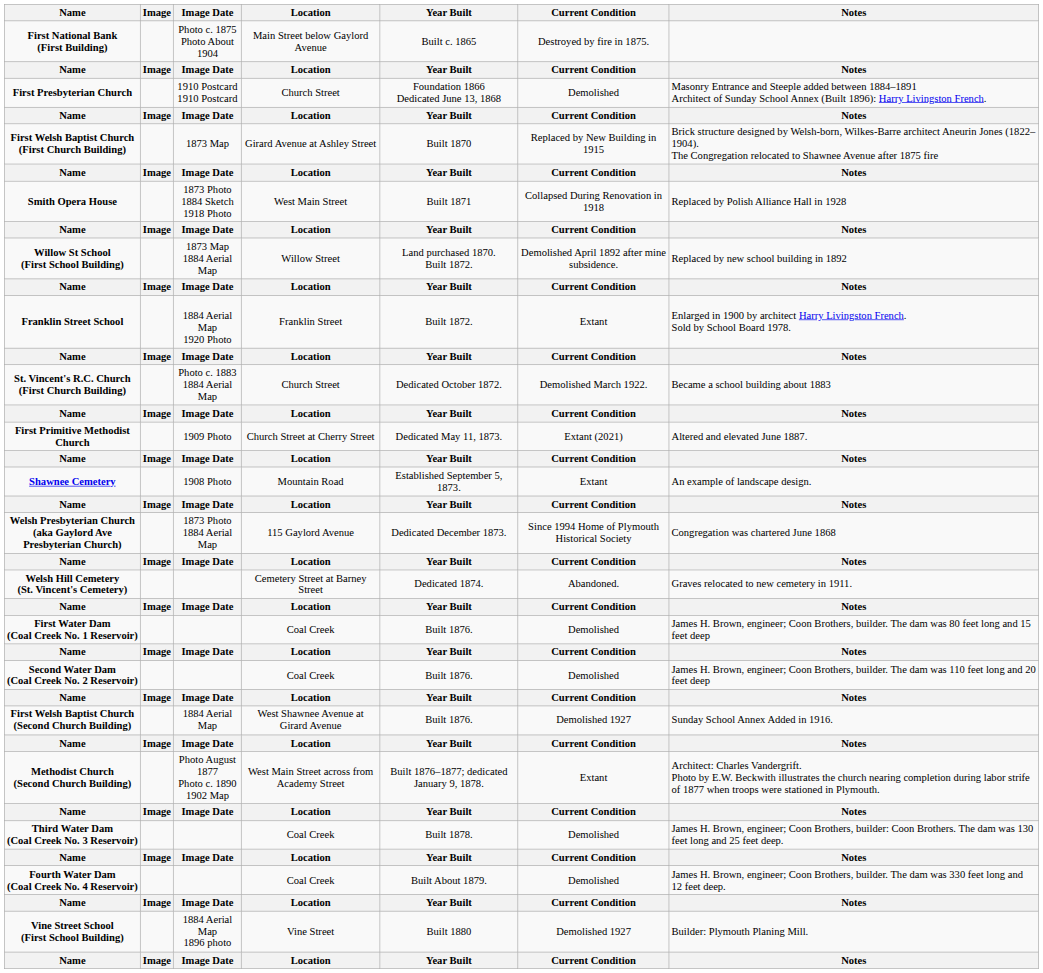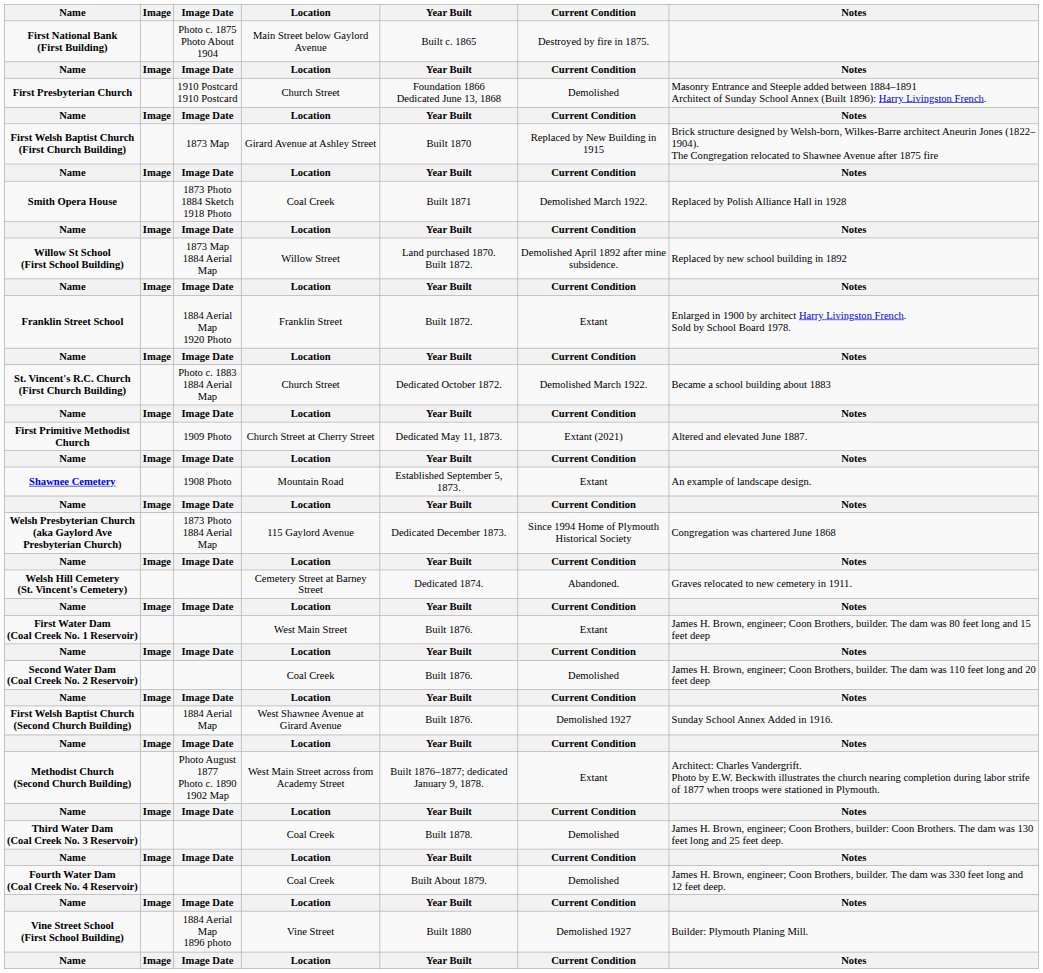(311, 201) West Main Street -> (311, 201) Coal Creek
(594, 201) Collapsed During Renovation in 1918 -> (594, 201) Demolished March 1922.
(311, 629) Coal Creek -> (311, 629) West Main Street
(594, 629) Demolished -> (594, 629) Extant
